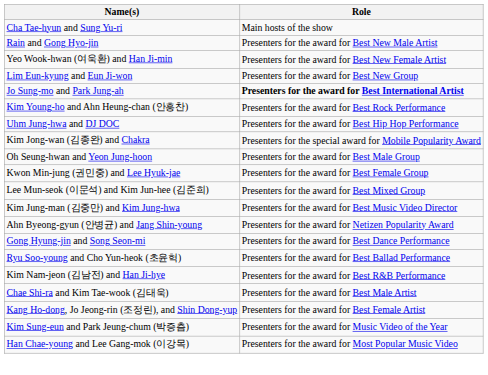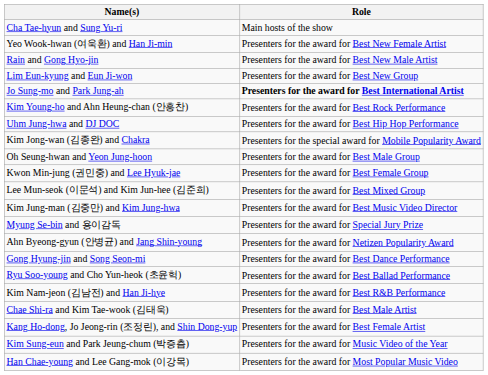rows swapped: (53, 43) <-> (89, 59)
+ row: (64, 225)
